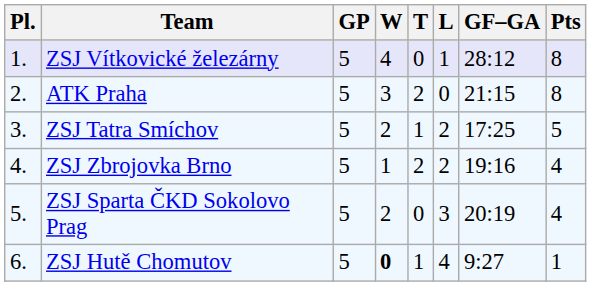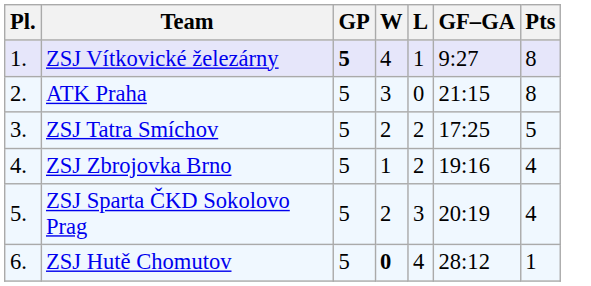- column: (421, 22)
(344, 58) normal -> (344, 58) bold
(490, 58) 28:12 -> (459, 58) 9:27
(484, 262) 9:27 -> (464, 262) 28:12
